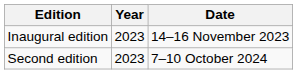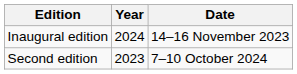(130, 36) 2023 -> (130, 36) 2024
